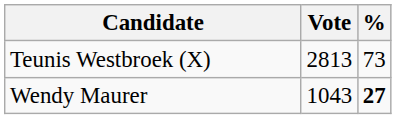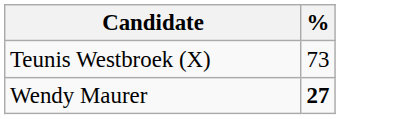- column: (329, 22)
